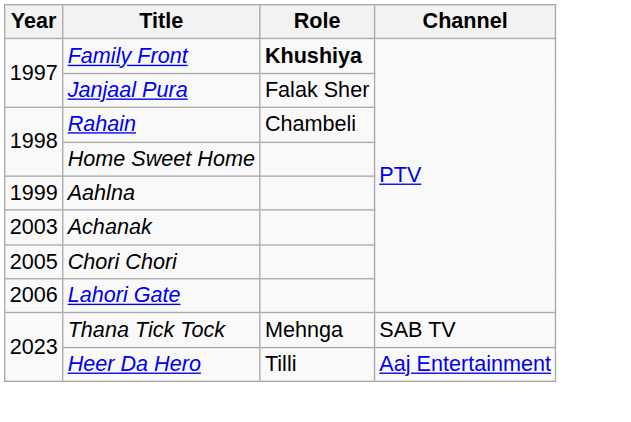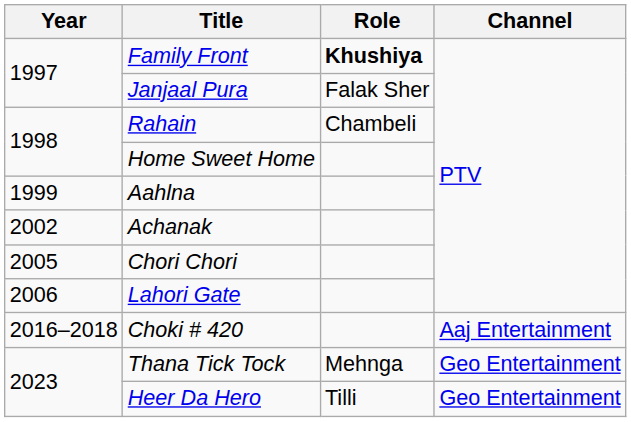(34, 227) 2003 -> (34, 227) 2002
+ row: (185, 329)
(418, 329) SAB TV -> (530, 364) Geo Entertainment
(465, 364) Aaj Entertainment -> (530, 398) Geo Entertainment
